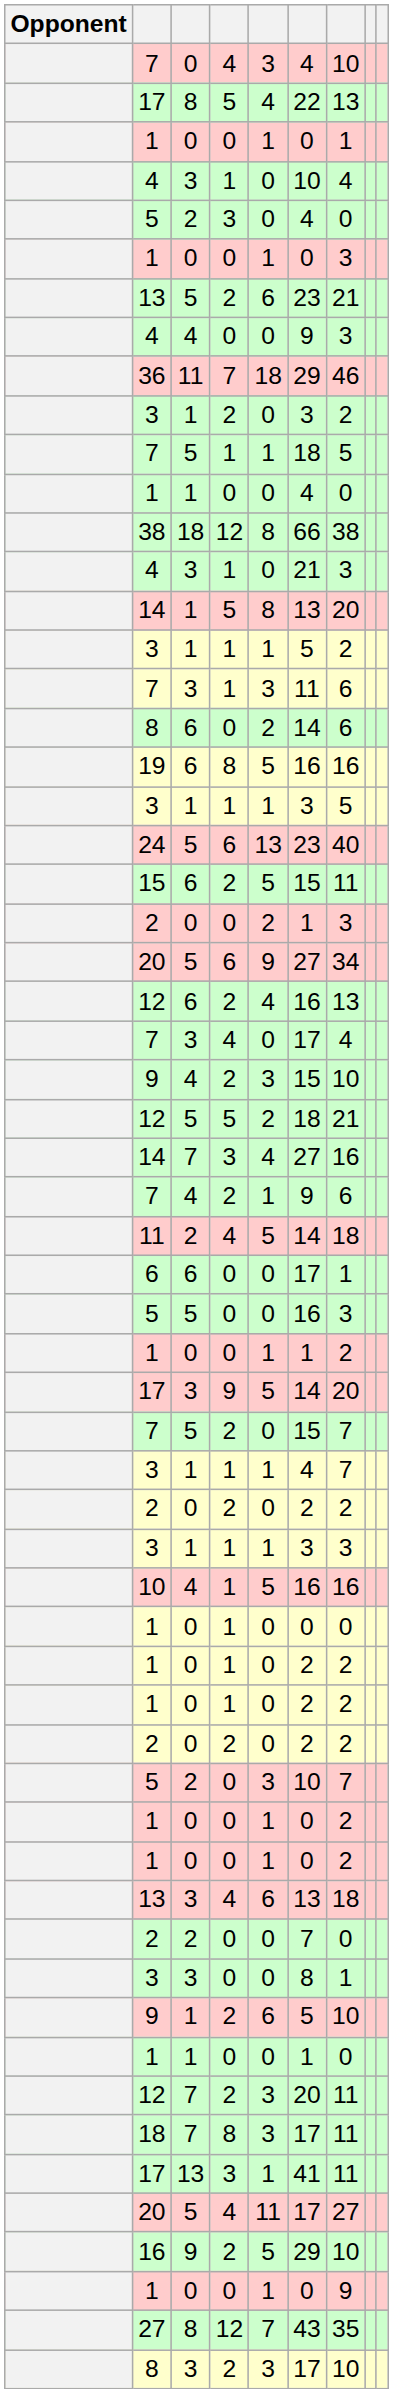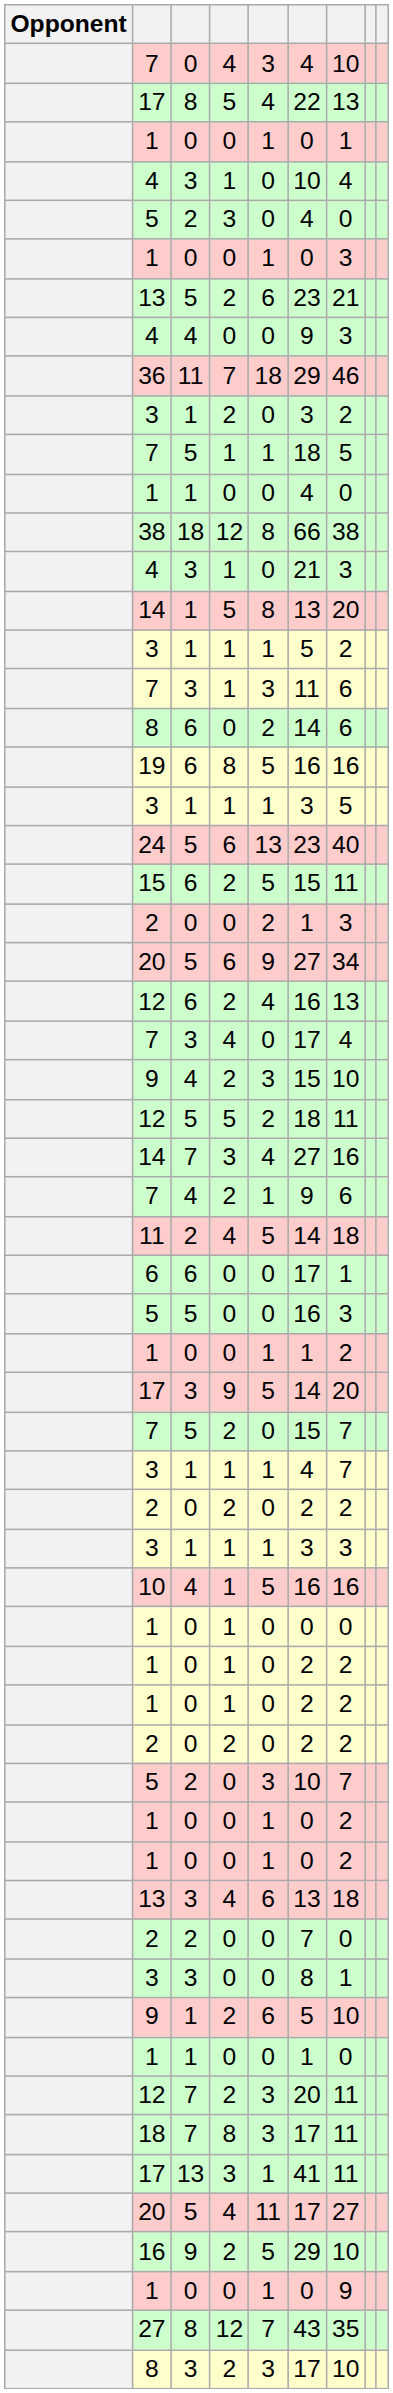(346, 1118) 21 -> (346, 1118) 11
